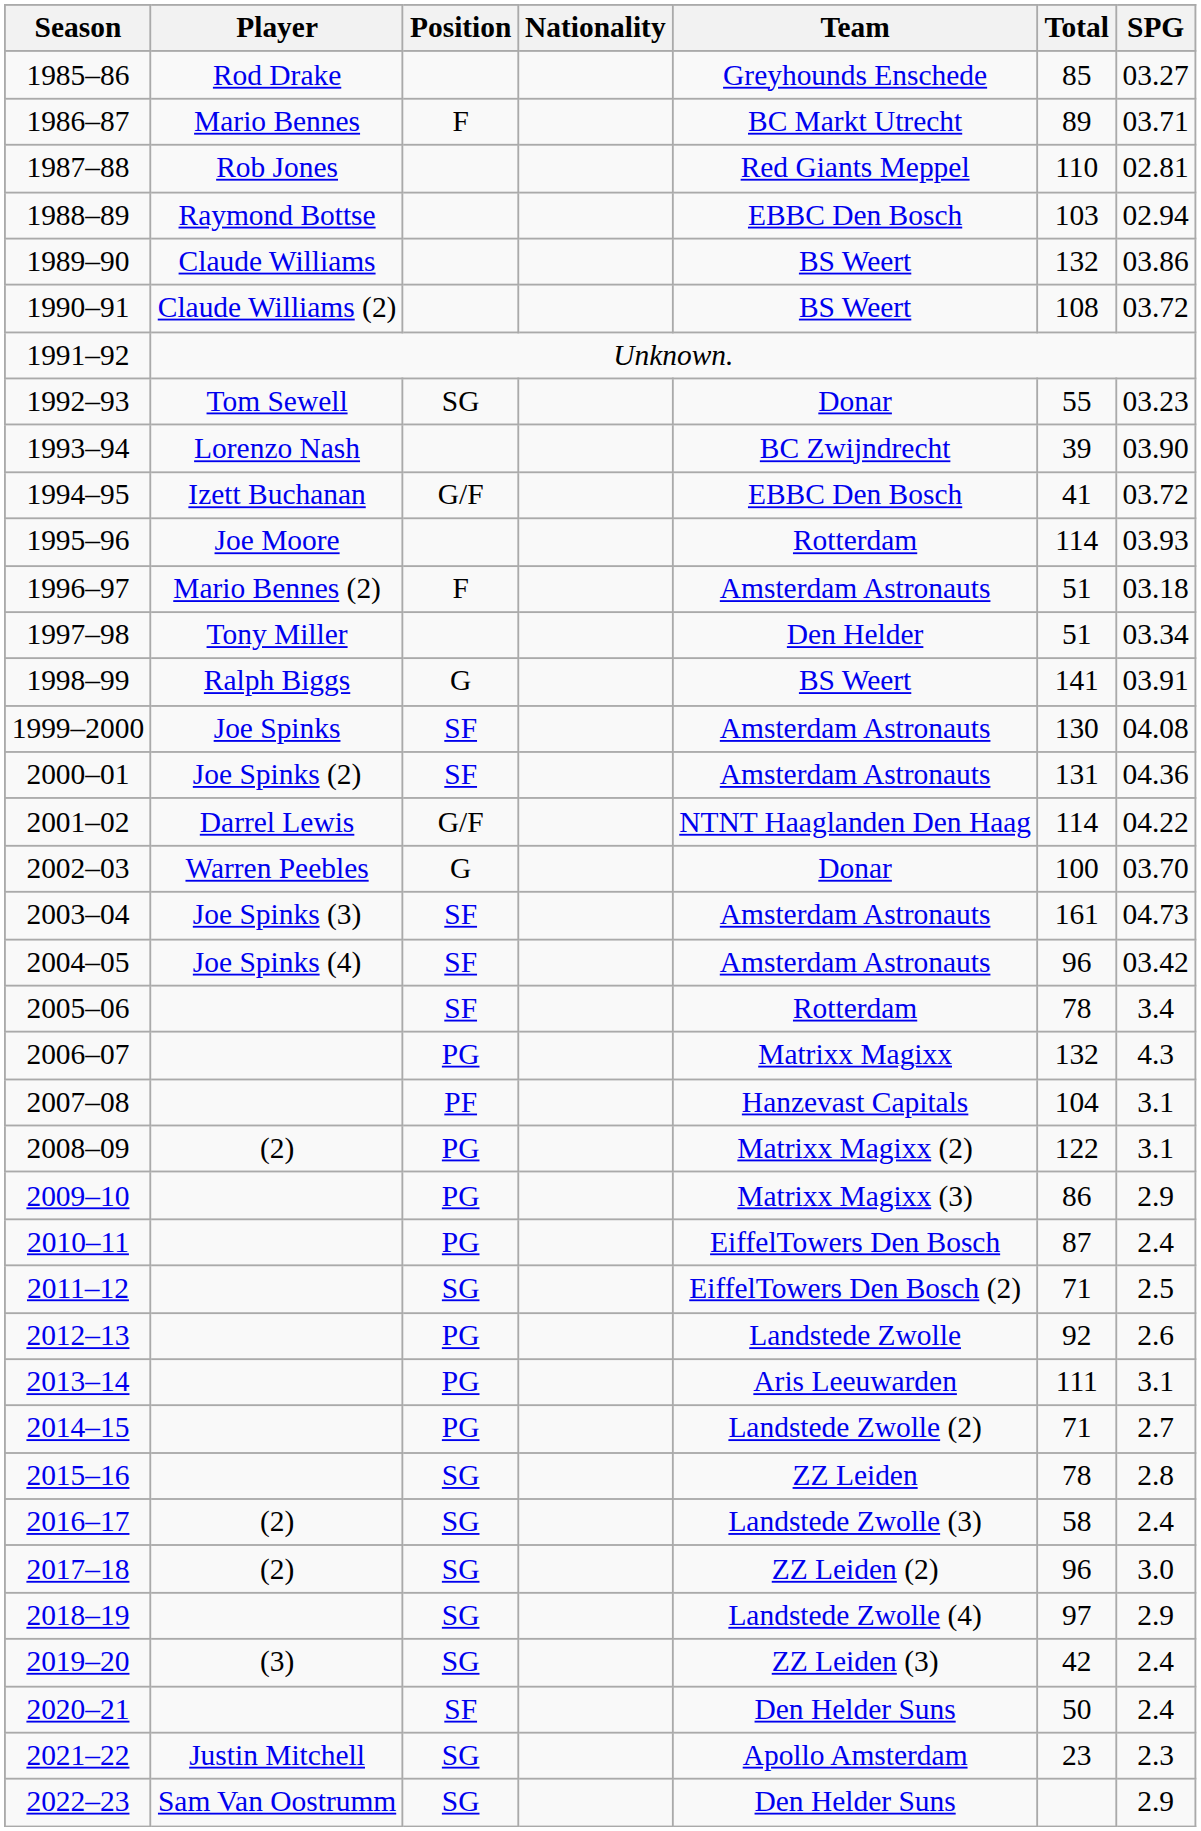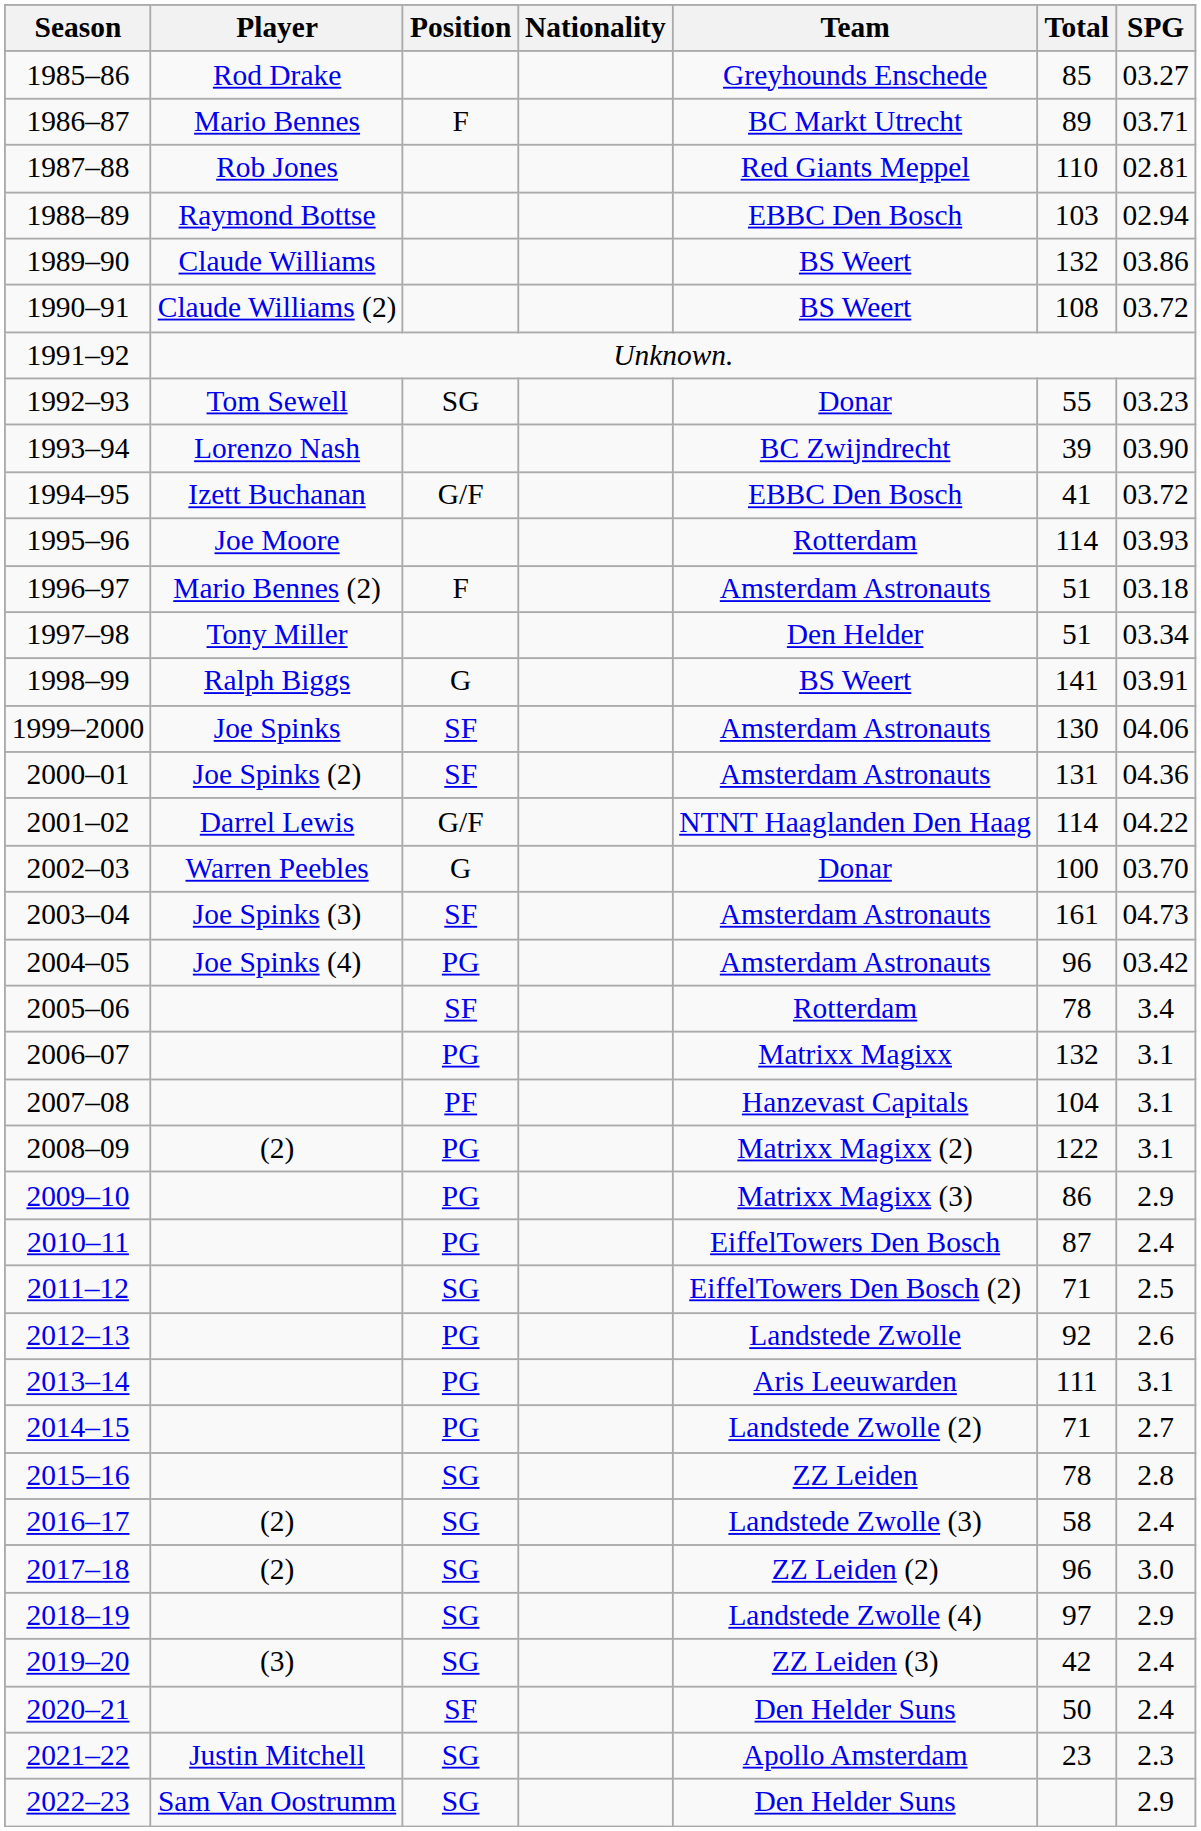(1156, 728) 04.08 -> (1156, 728) 04.06
(461, 961) SF -> (461, 961) PG
(1156, 1055) 4.3 -> (1156, 1055) 3.1
